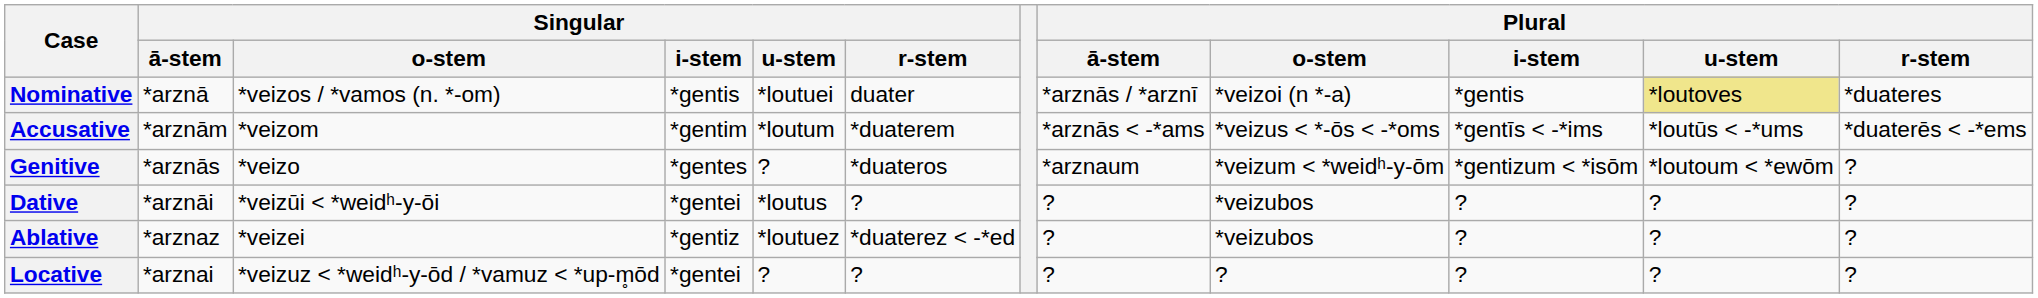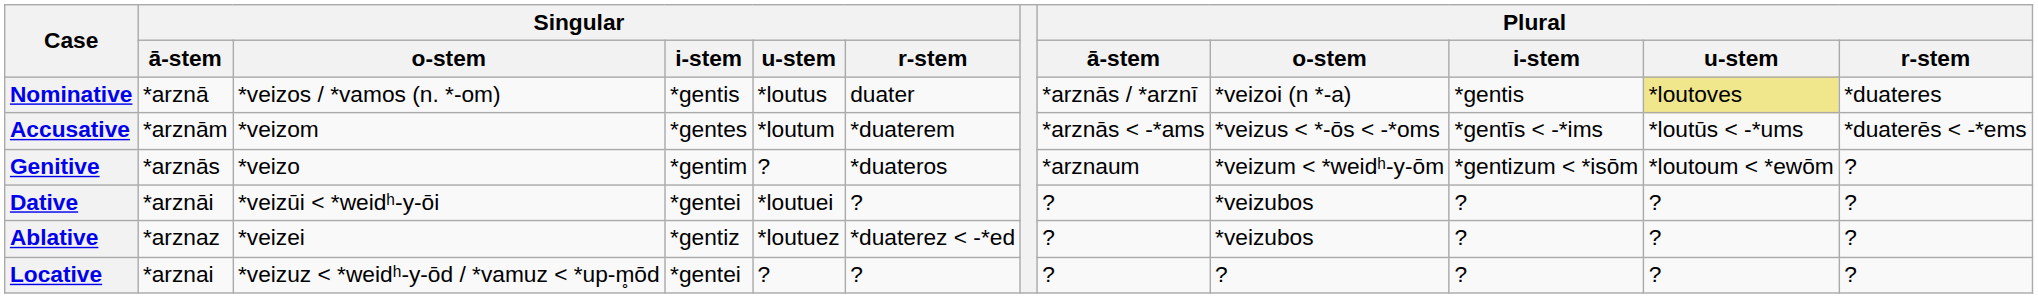(796, 94) *loutuei -> (792, 94) *loutus
(709, 130) *gentim -> (709, 130) *gentes
(709, 166) *gentes -> (709, 166) *gentim
(792, 202) *loutus -> (796, 202) *loutuei
